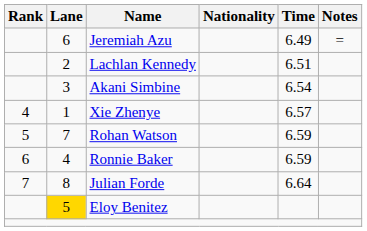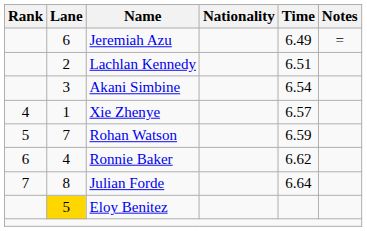(298, 159) 6.59 -> (298, 159) 6.62
